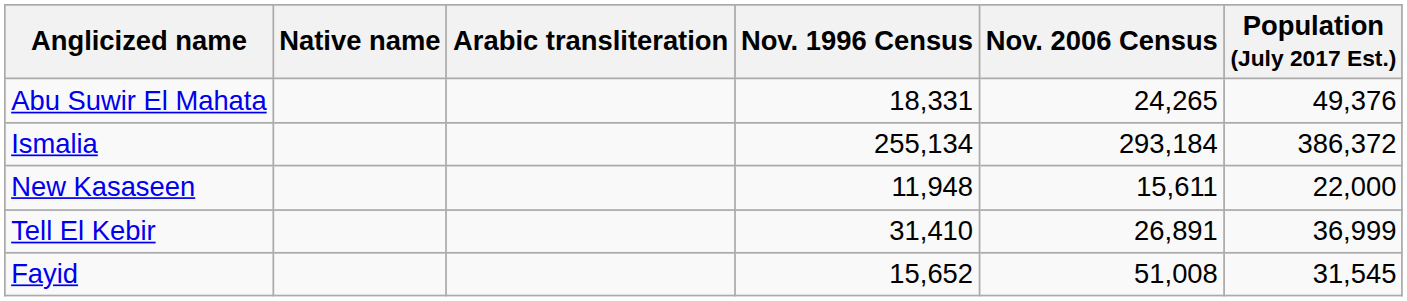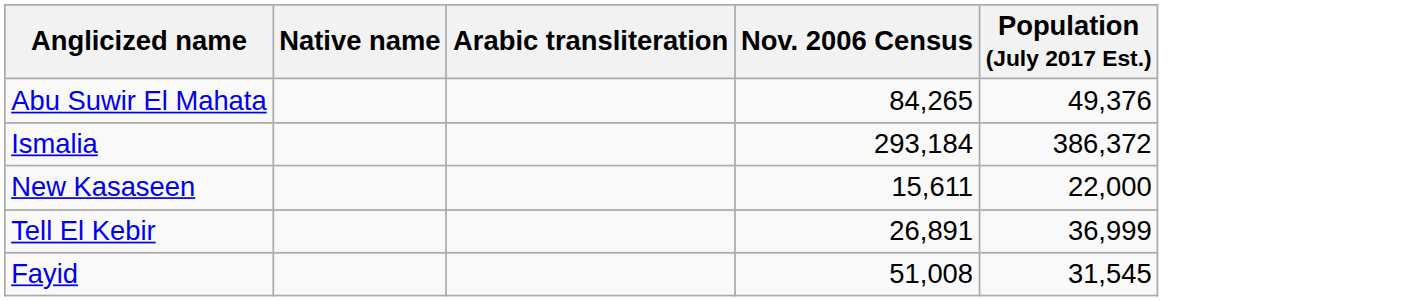- column: (857, 41)
(1176, 100) 24,265 -> (931, 100) 84,265
